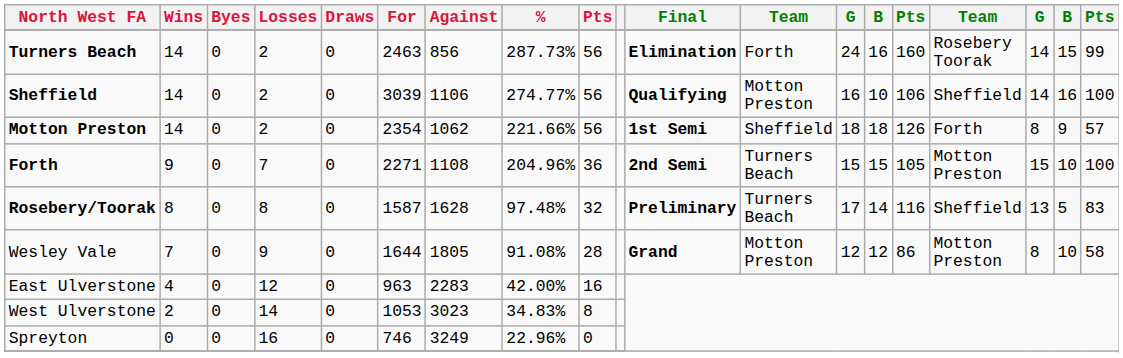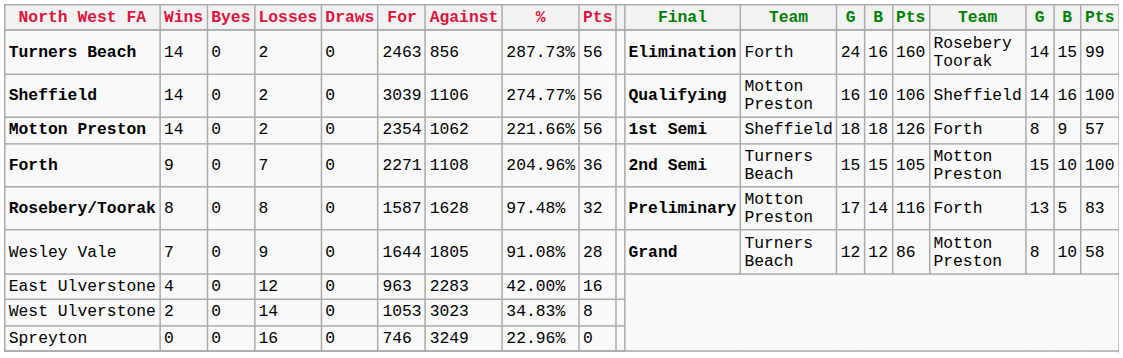(779, 209) Turners Beach -> (779, 209) Motton Preston
(978, 209) Sheffield -> (958, 209) Forth
(779, 252) Motton Preston -> (779, 252) Turners Beach
